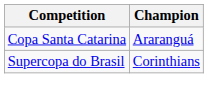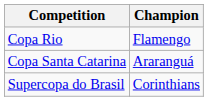+ row: (35, 38)
